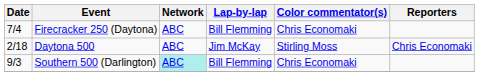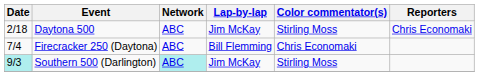rows swapped: (64, 46) <-> (96, 29)
(14, 63) no background -> (14, 63) paleturquoise background
(240, 63) Bill Flemming -> (234, 63) Jim McKay
(317, 63) Chris Economaki -> (307, 63) Stirling Moss
